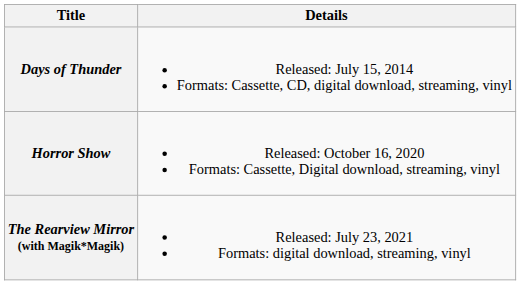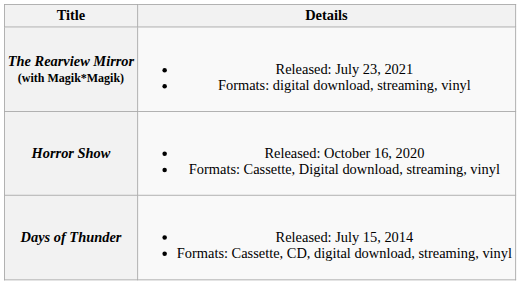rows swapped: (71, 69) <-> (71, 237)
